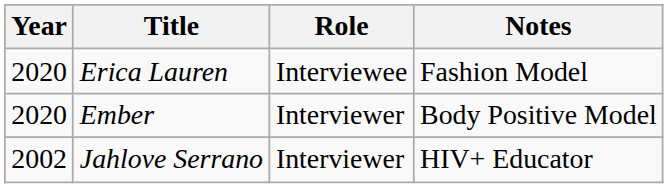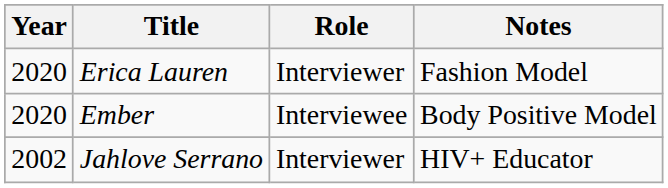(342, 70) Interviewee -> (340, 70) Interviewer
(340, 114) Interviewer -> (342, 114) Interviewee
